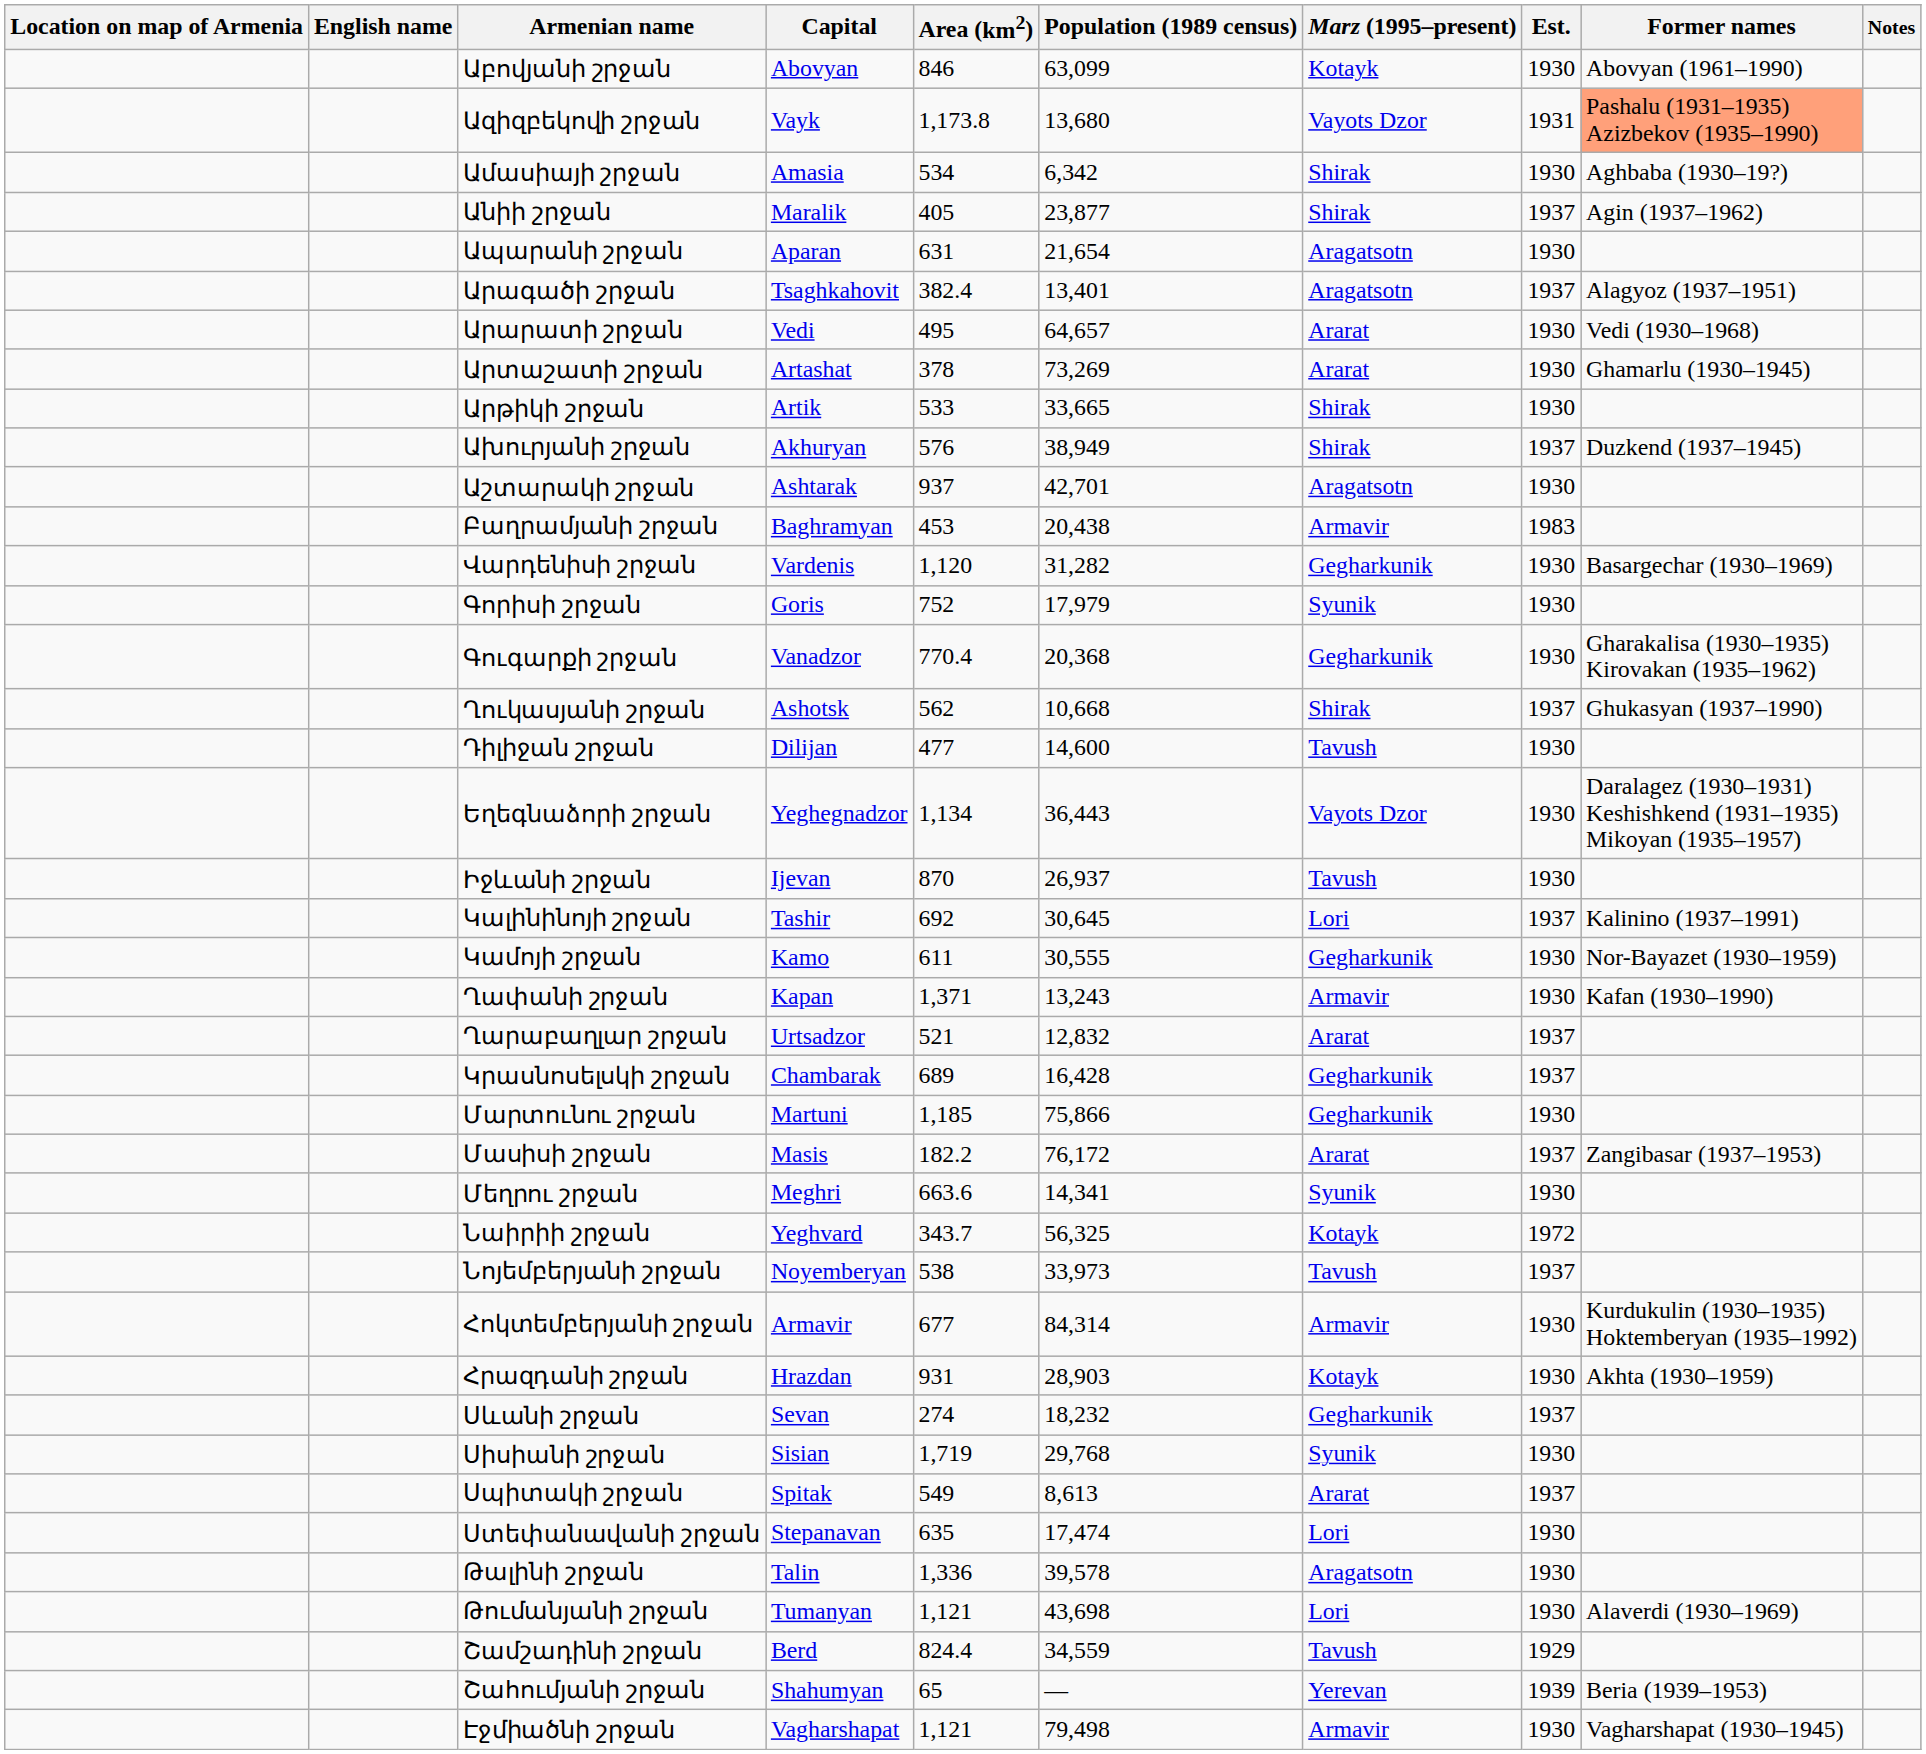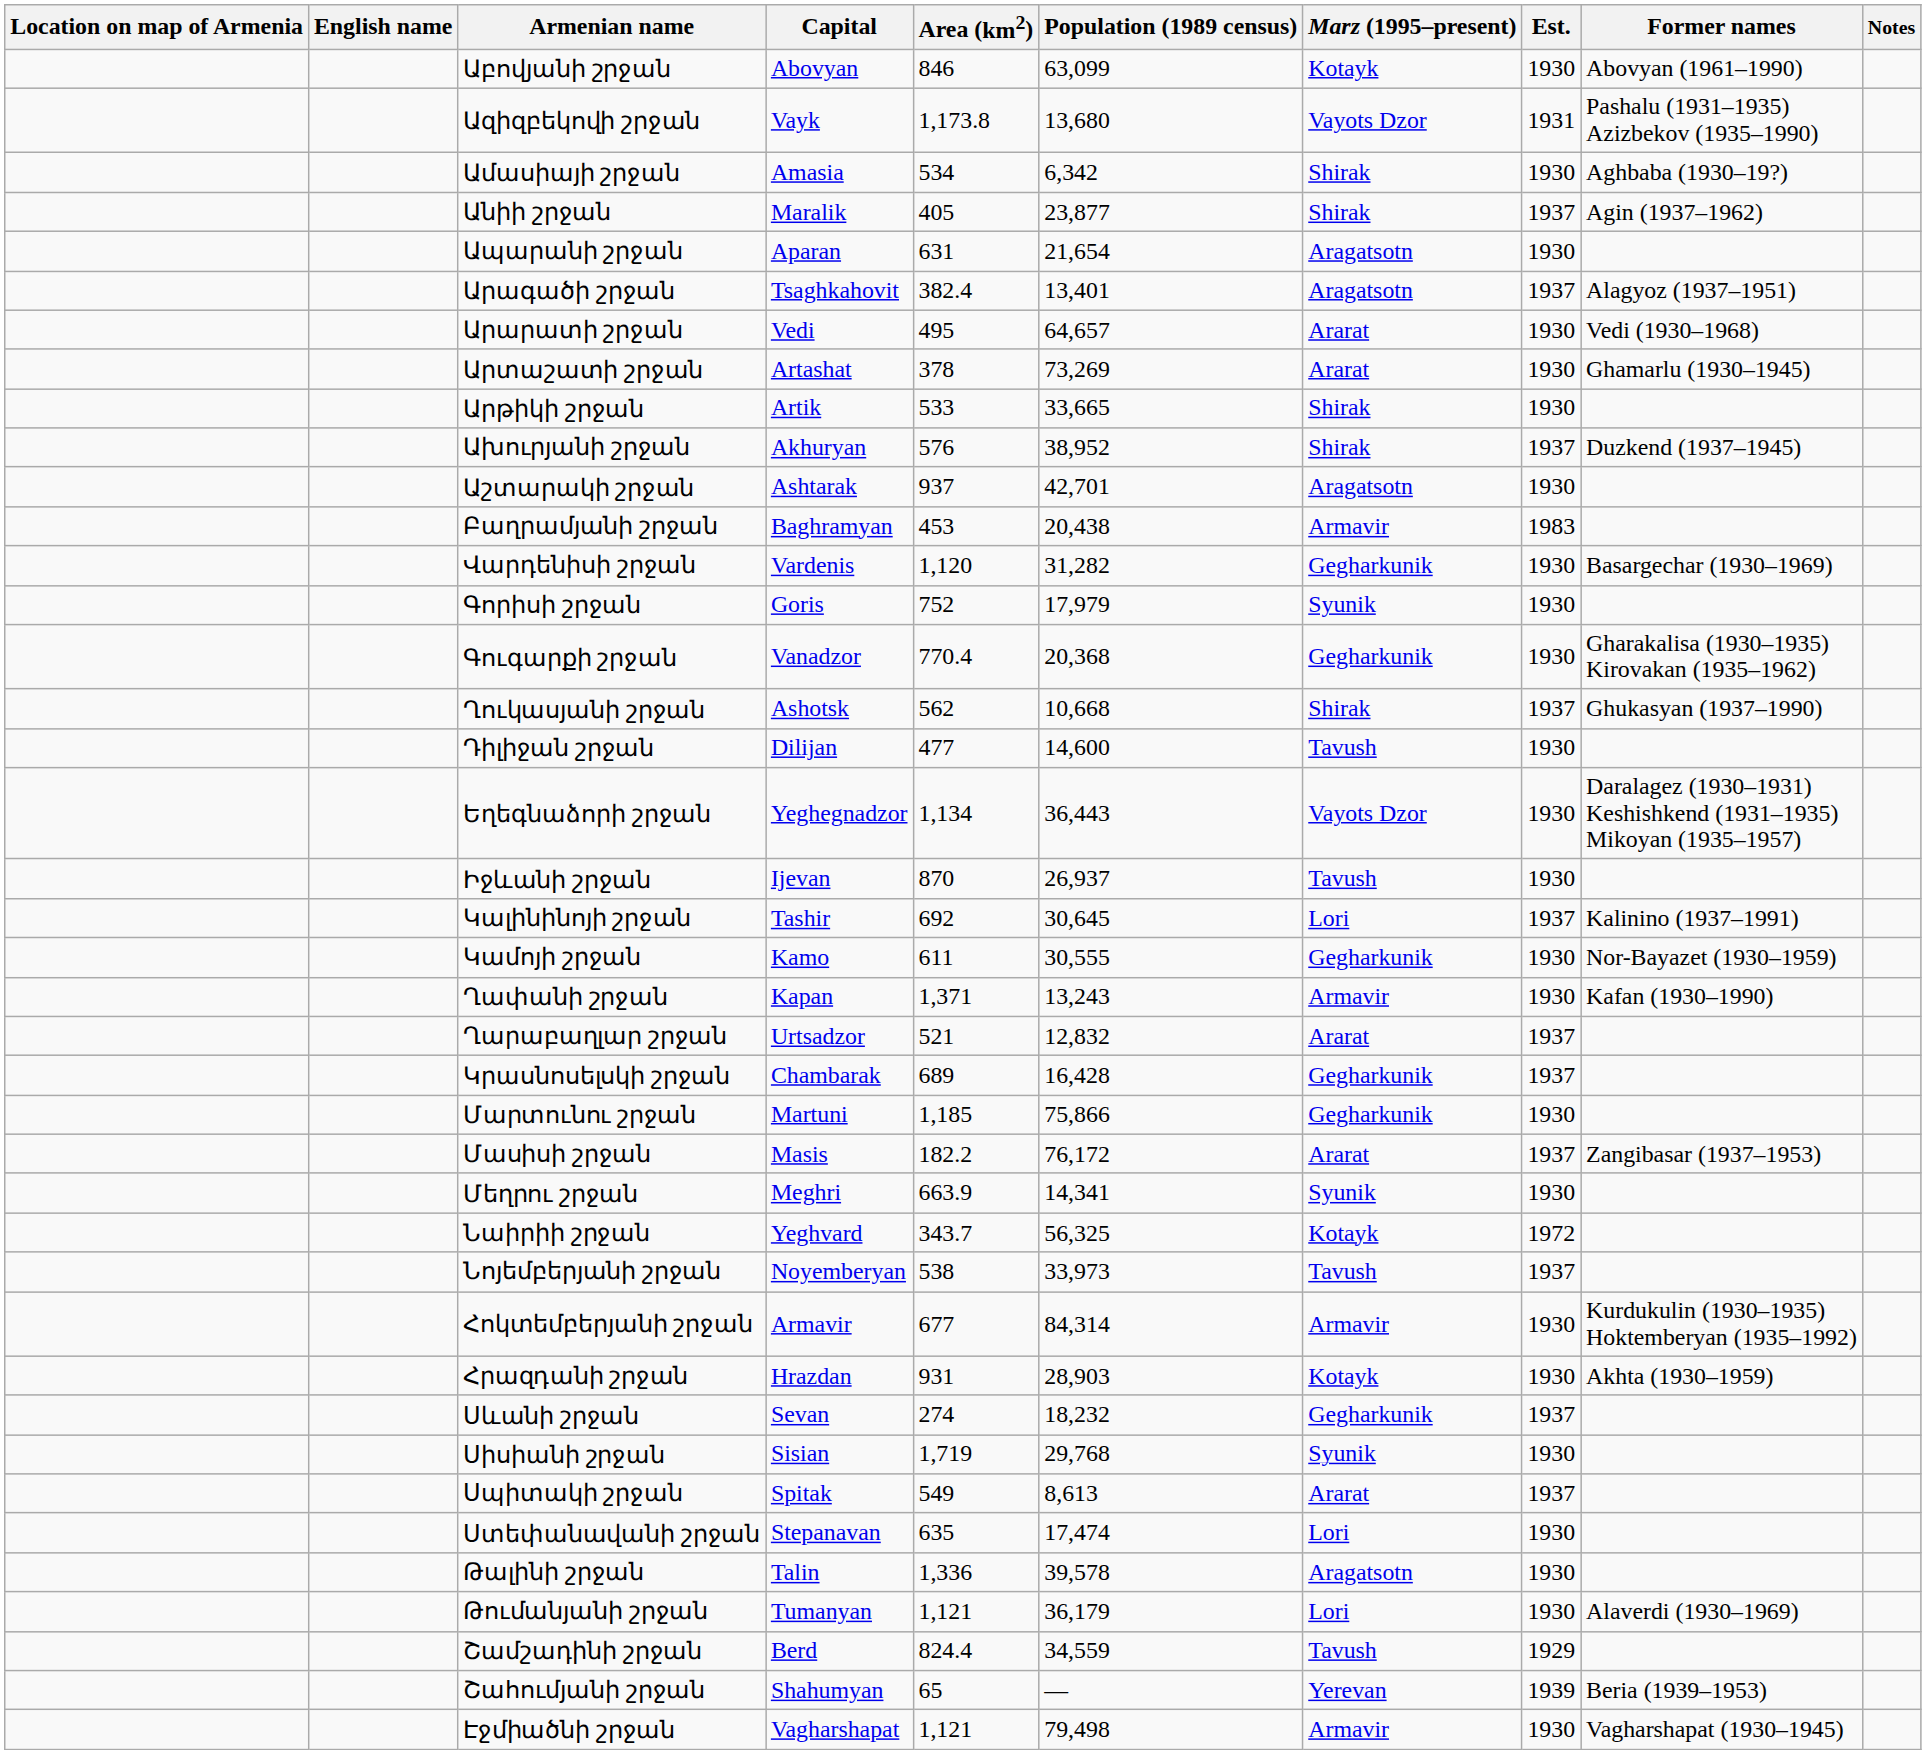(1702, 120) lightsalmon background -> (1702, 120) no background
(1077, 447) 38,949 -> (1077, 447) 38,952
(945, 1192) 663.6 -> (945, 1192) 663.9
(1077, 1611) 43,698 -> (1077, 1611) 36,179
